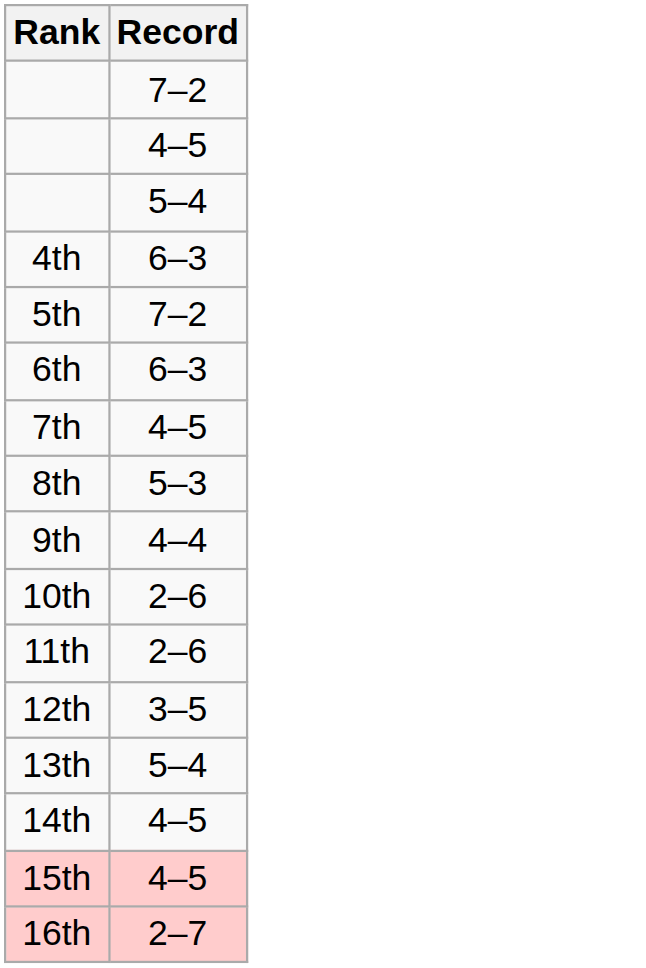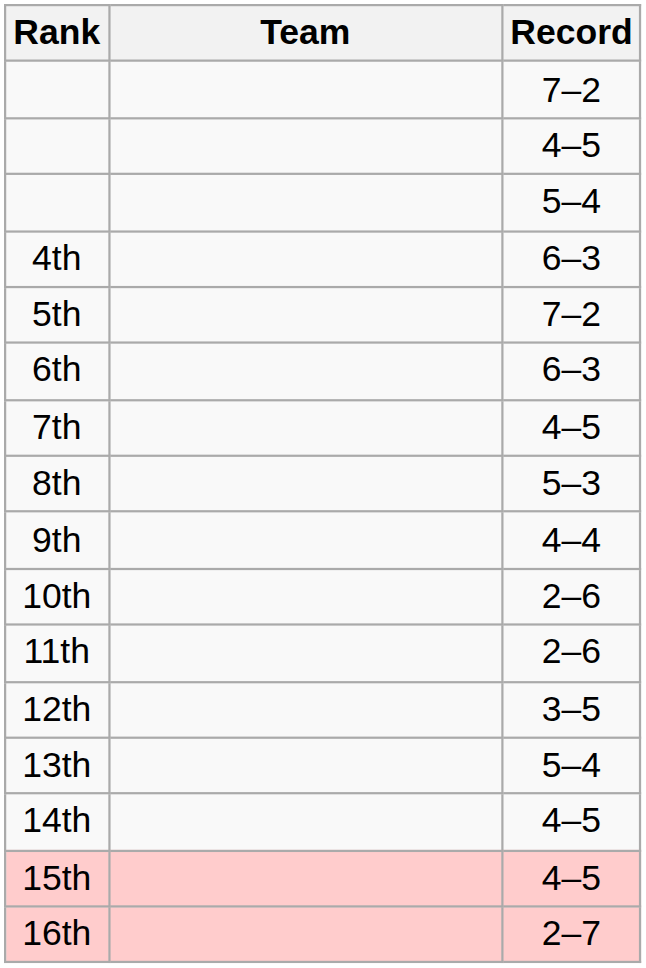+ column: (305, 32)
